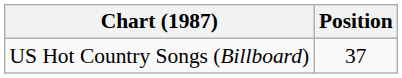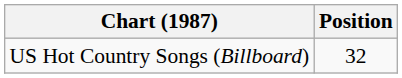(356, 55) 37 -> (356, 55) 32
